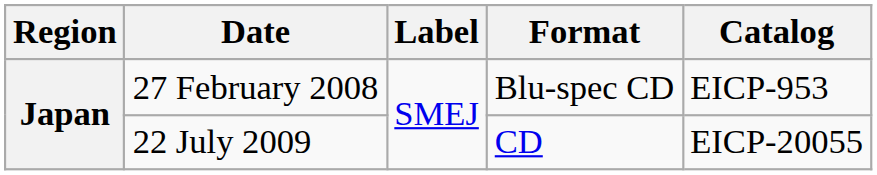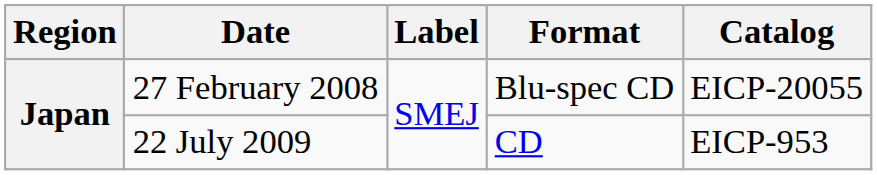(759, 86) EICP-953 -> (777, 86) EICP-20055
(777, 141) EICP-20055 -> (759, 141) EICP-953
